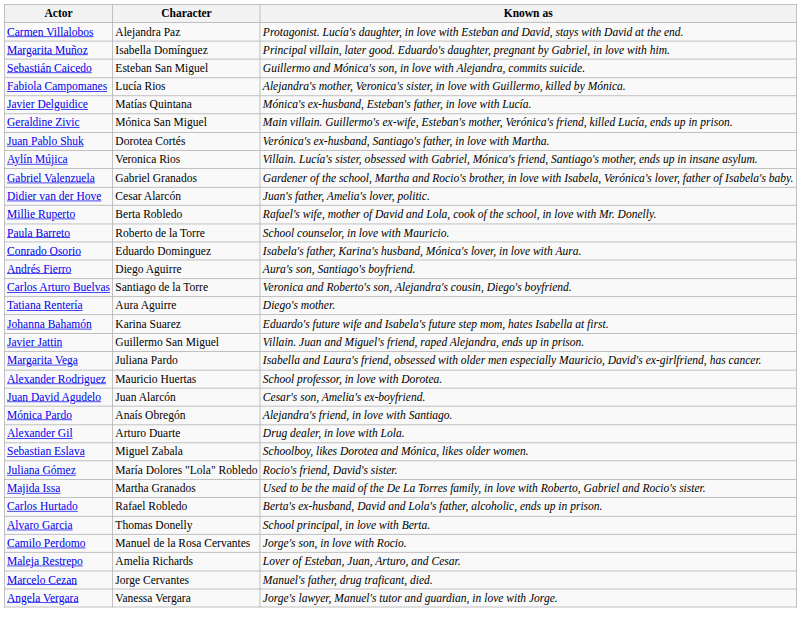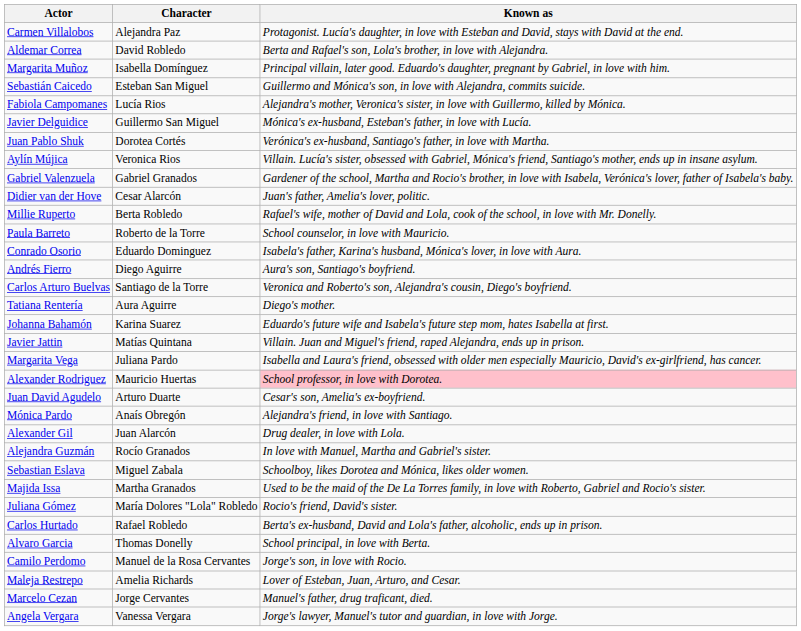+ row: (44, 50)
(154, 104) Matías Quintana -> (167, 123) Guillermo San Miguel
- row: (43, 123)
(167, 342) Guillermo San Miguel -> (154, 342) Matías Quintana
(352, 379) no background -> (352, 379) pink background
(146, 397) Juan Alarcón -> (148, 397) Arturo Duarte
(148, 433) Arturo Duarte -> (146, 433) Juan Alarcón
+ row: (51, 452)
rows swapped: (41, 470) <-> (34, 488)
